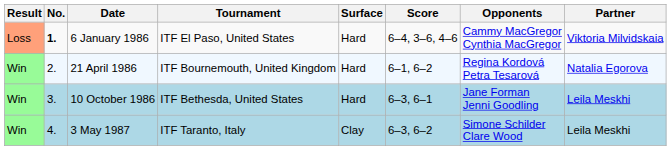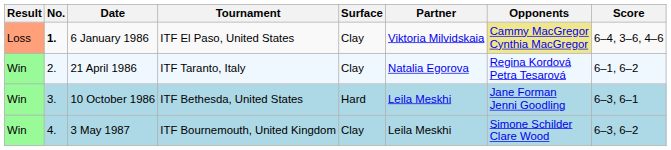columns swapped: (615, 13) <-> (423, 13)
(353, 37) Hard -> (352, 37) Clay
(512, 37) no background -> (539, 37) khaki background
(248, 68) ITF Bournemouth, United Kingdom -> (203, 68) ITF Taranto, Italy
(353, 68) Hard -> (352, 68) Clay
(203, 130) ITF Taranto, Italy -> (248, 130) ITF Bournemouth, United Kingdom
